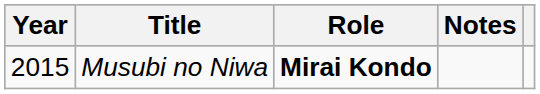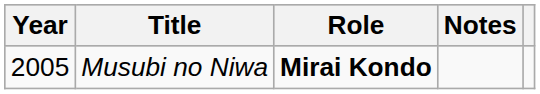(40, 66) 2015 -> (40, 66) 2005
